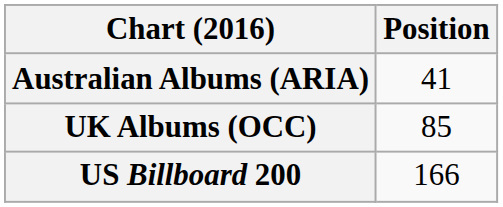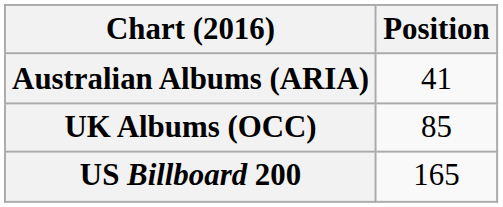(436, 175) 166 -> (436, 175) 165
